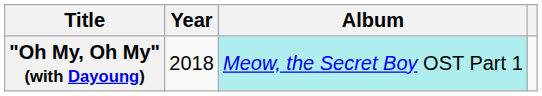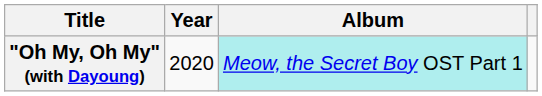(192, 63) 2018 -> (192, 63) 2020
